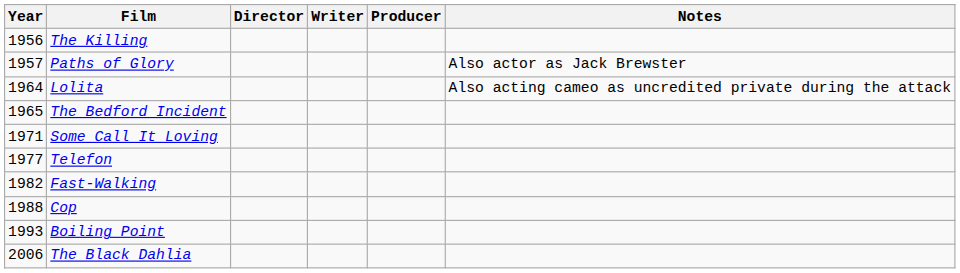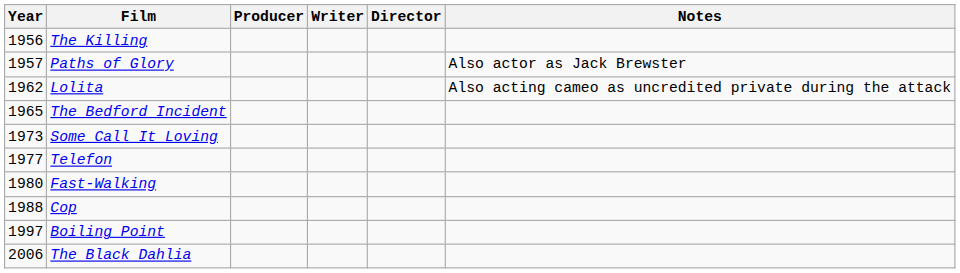columns swapped: (406, 17) <-> (269, 17)
(26, 88) 1964 -> (26, 88) 1962
(26, 136) 1971 -> (26, 136) 1973
(26, 184) 1982 -> (26, 184) 1980
(26, 232) 1993 -> (26, 232) 1997
